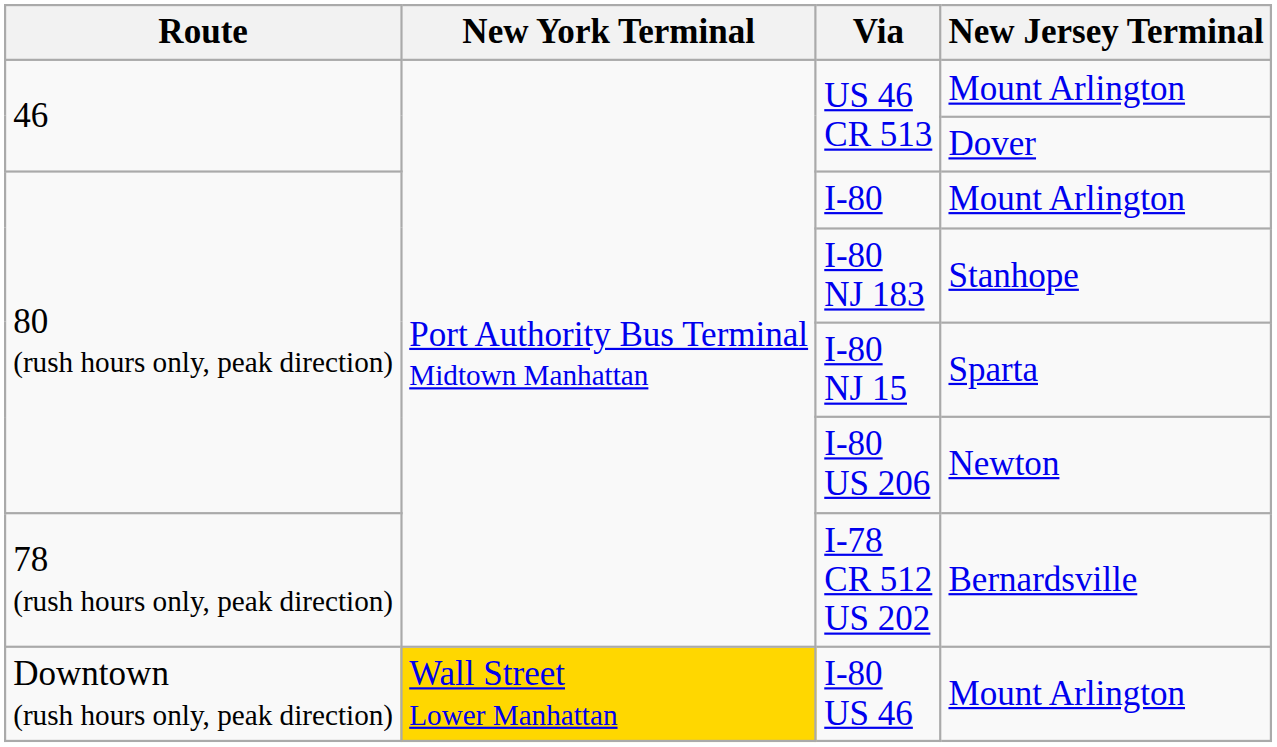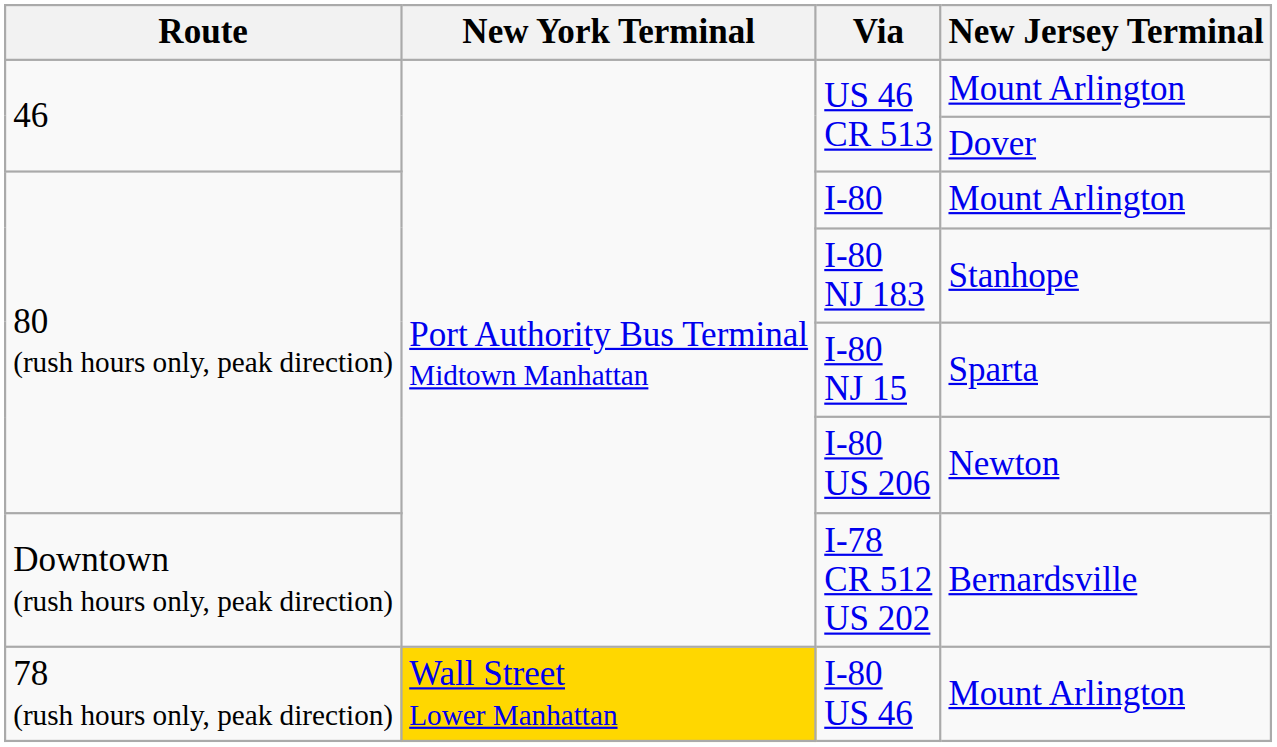(203, 578) 78 (rush hours only, peak direction) -> (203, 578) Downtown (rush hours only, peak direction)
(203, 693) Downtown (rush hours only, peak direction) -> (203, 693) 78 (rush hours only, peak direction)
